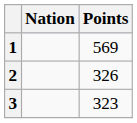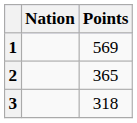(106, 75) 326 -> (106, 75) 365
(106, 103) 323 -> (106, 103) 318
